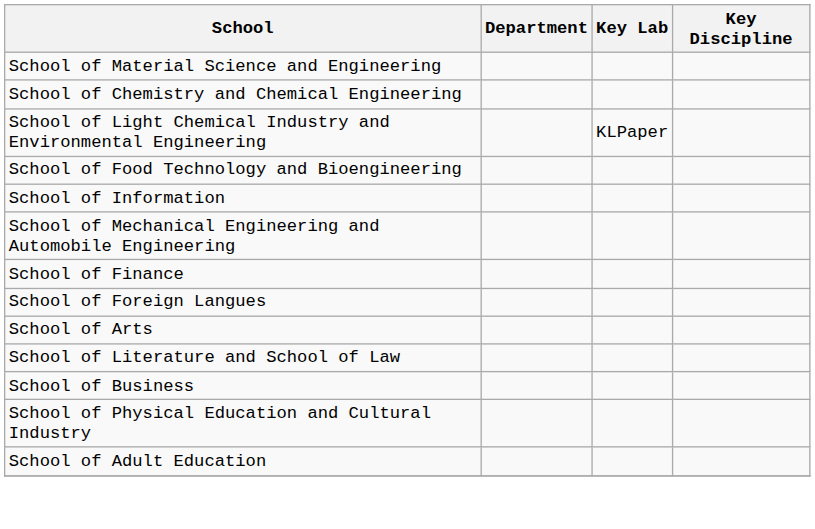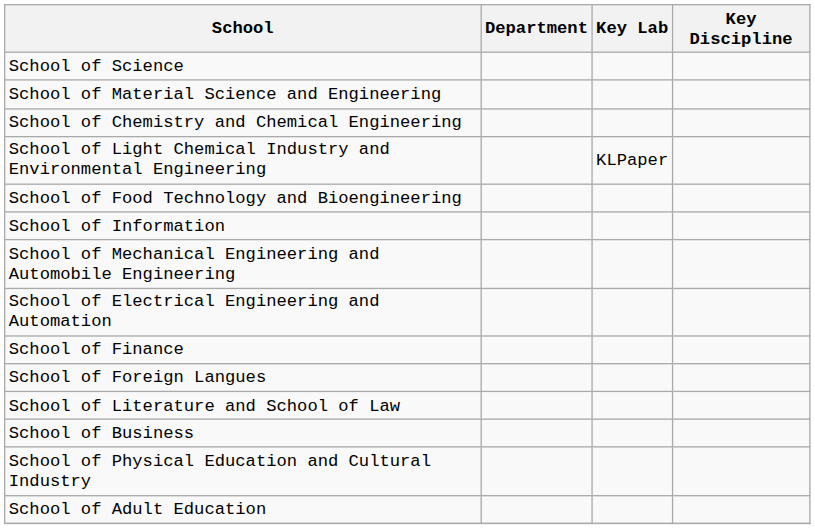+ row: (96, 66)
+ row: (194, 312)
- row: (81, 330)
